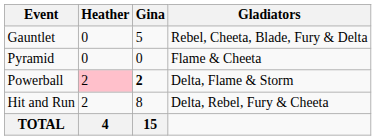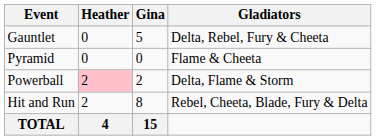(269, 37) Rebel, Cheeta, Blade, Fury & Delta -> (250, 37) Delta, Rebel, Fury & Cheeta
(139, 80) bold -> (139, 80) normal
(250, 102) Delta, Rebel, Fury & Cheeta -> (269, 102) Rebel, Cheeta, Blade, Fury & Delta
